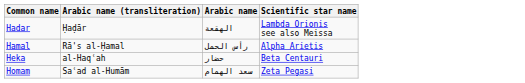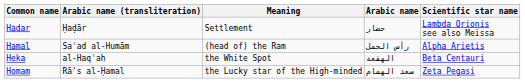+ column: (283, 11)
(219, 28) الهقعة -> (376, 28) حضار
(94, 46) Rā's al-Ḥamal -> (96, 46) Saʿad al-Humām
(214, 59) حضار -> (380, 59) الهقعة
(96, 72) Saʿad al-Humām -> (94, 72) Rā's al-Ḥamal
